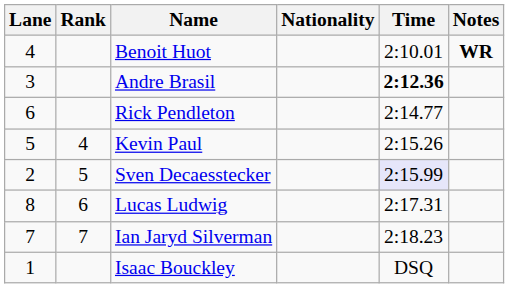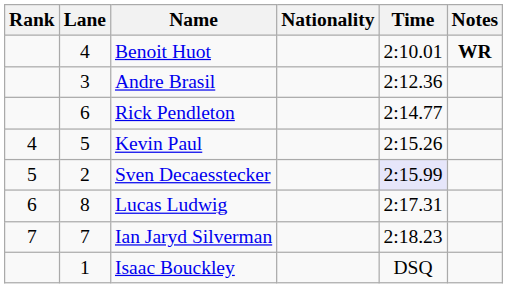columns swapped: (83, 19) <-> (30, 19)
(414, 81) bold -> (413, 81) normal
